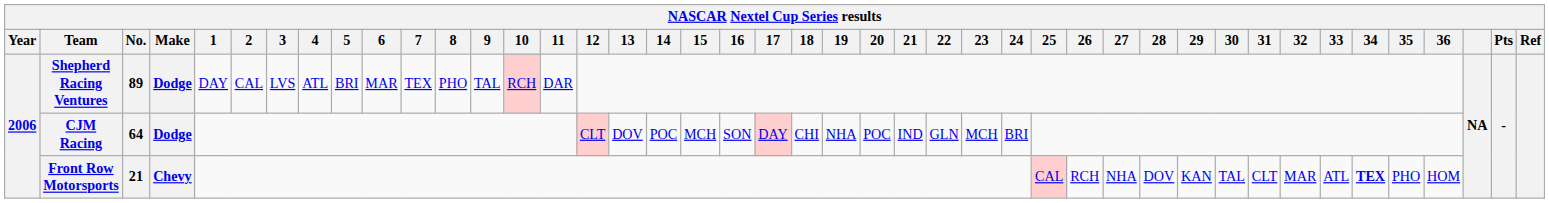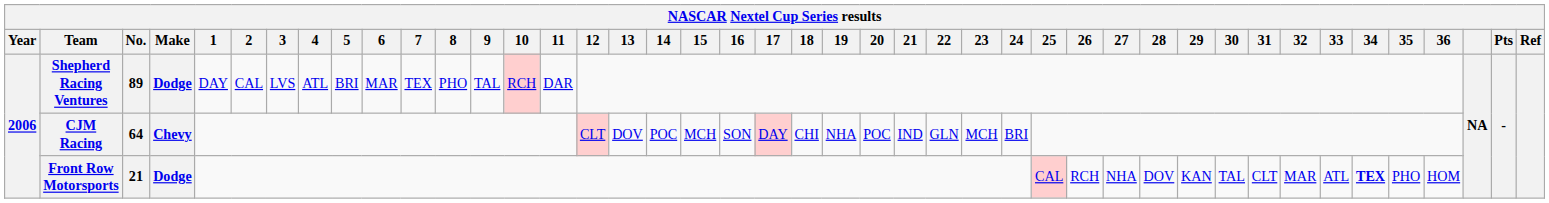(172, 134) Dodge -> (172, 134) Chevy
(172, 176) Chevy -> (172, 176) Dodge
